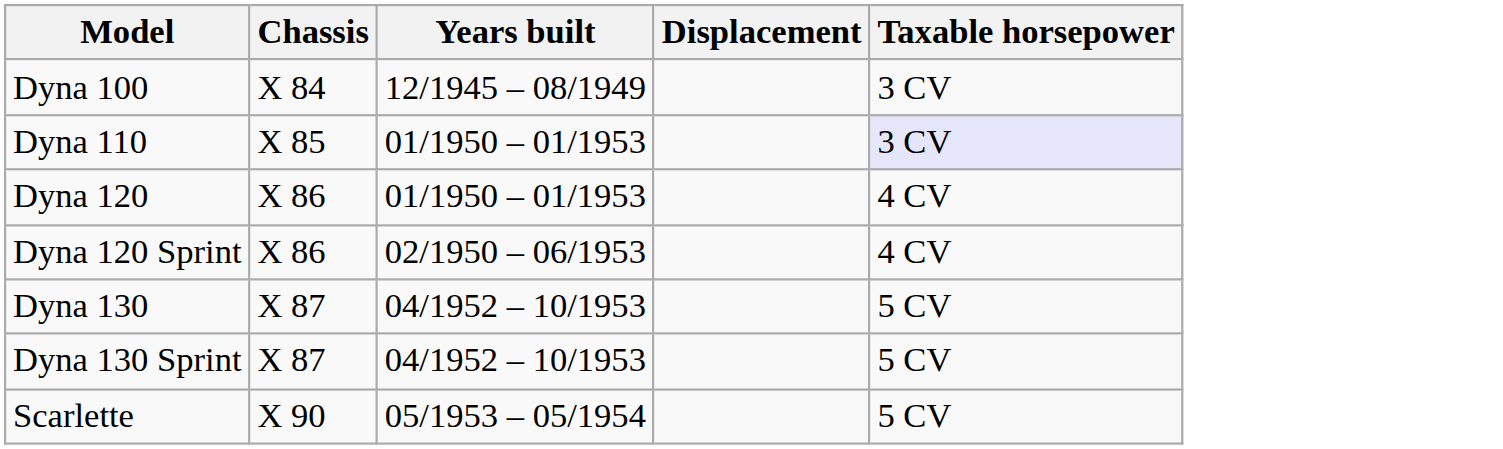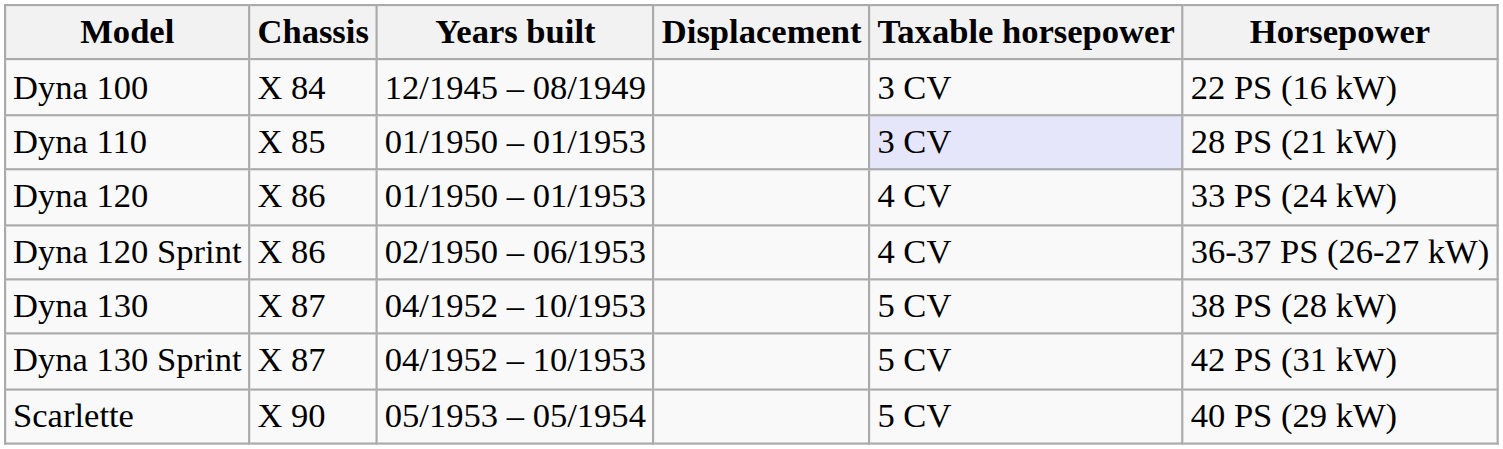+ column: (1340, 31)
